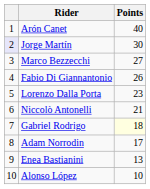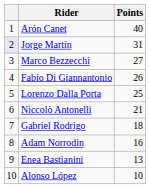(138, 45) 30 -> (138, 45) 31
(138, 94) 23 -> (138, 94) 25
(138, 126) lightyellow background -> (138, 126) no background
(138, 143) 17 -> (138, 143) 16
